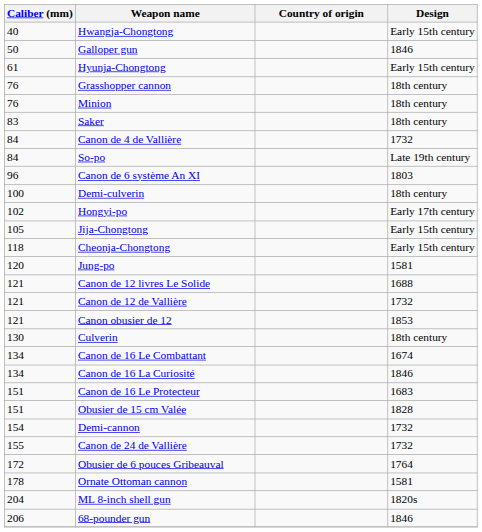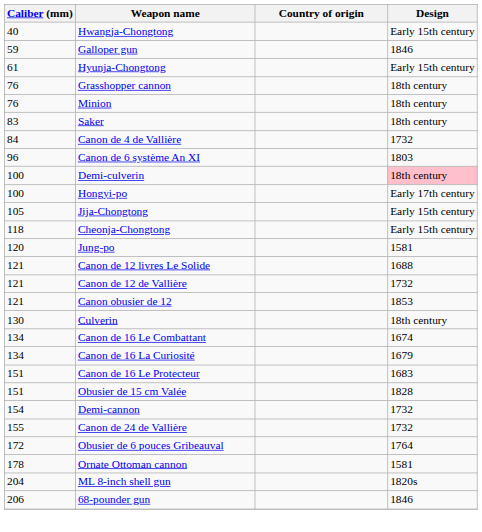(13, 49) 50 -> (13, 49) 59
- row: (92, 157)
(419, 193) no background -> (419, 175) pink background
(15, 211) 102 -> (15, 193) 100
(402, 373) 1846 -> (402, 355) 1679
